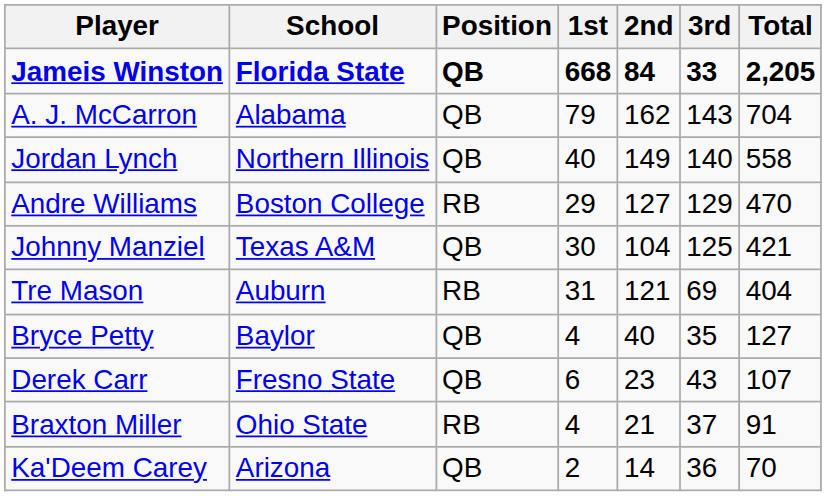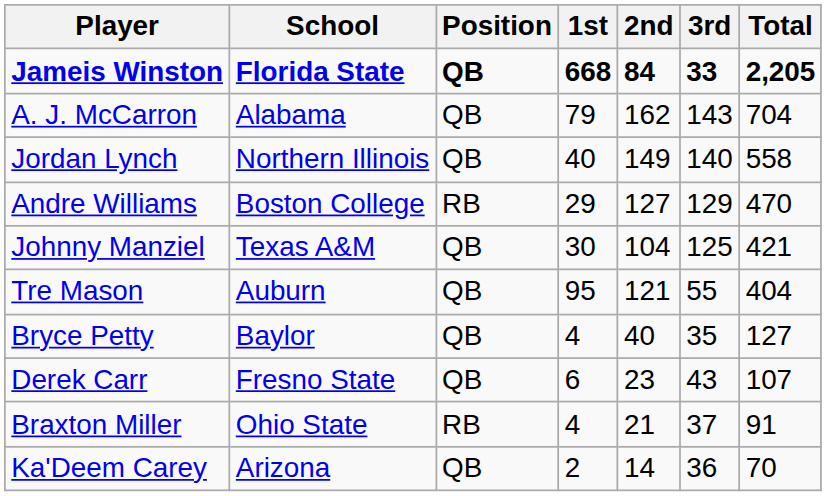(461, 291) RB -> (462, 291) QB
(580, 291) 31 -> (580, 291) 95
(702, 291) 69 -> (702, 291) 55
